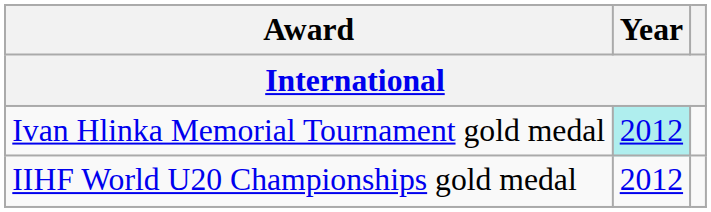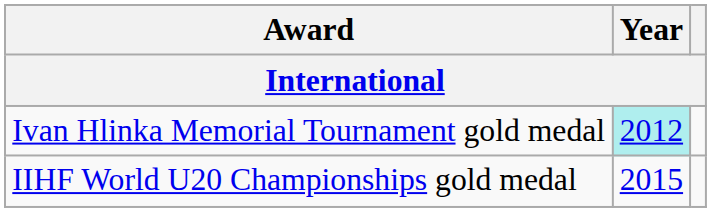(651, 180) 2012 -> (651, 180) 2015
